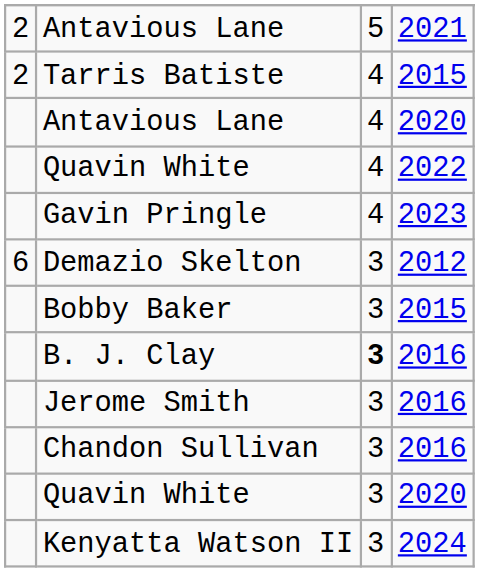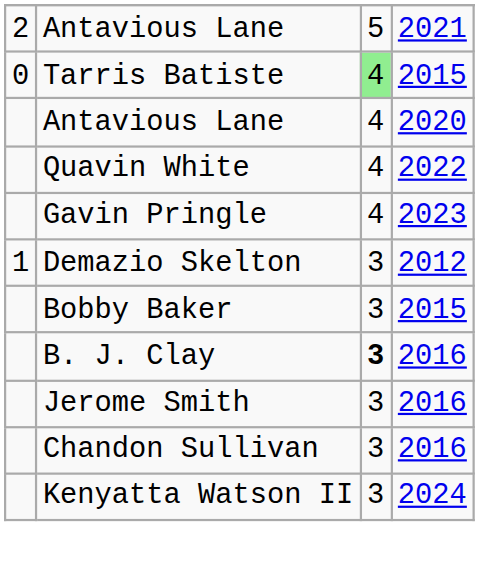(21, 75) 2 -> (21, 75) 0
(376, 75) no background -> (376, 75) lightgreen background
(21, 263) 6 -> (21, 263) 1
- row: (146, 497)
